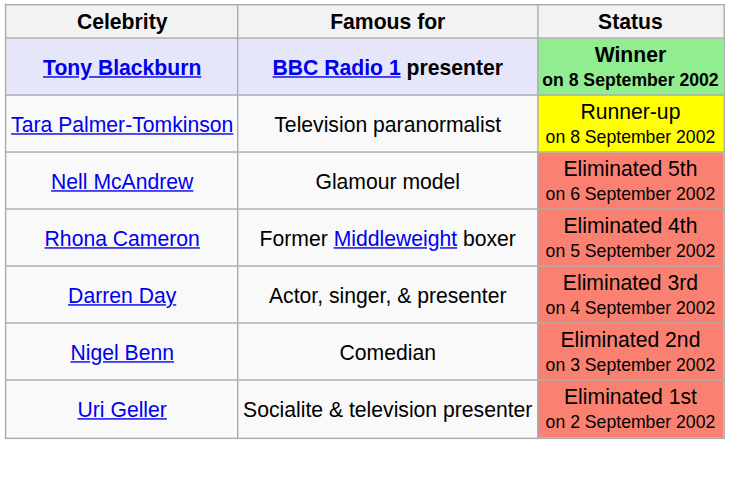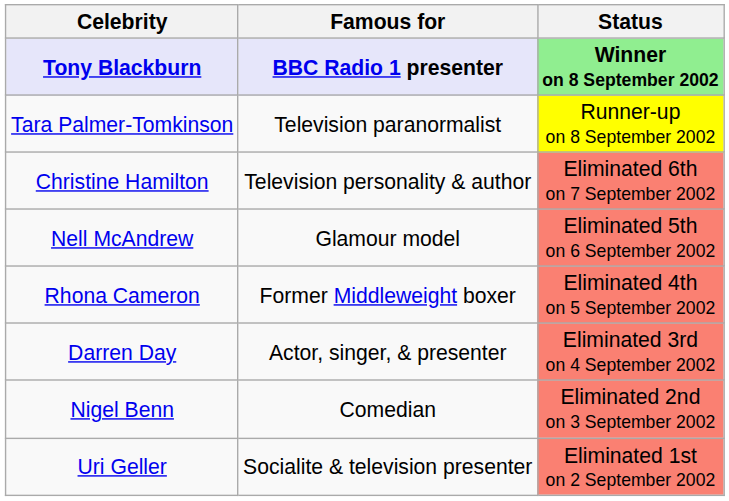+ row: (122, 181)
